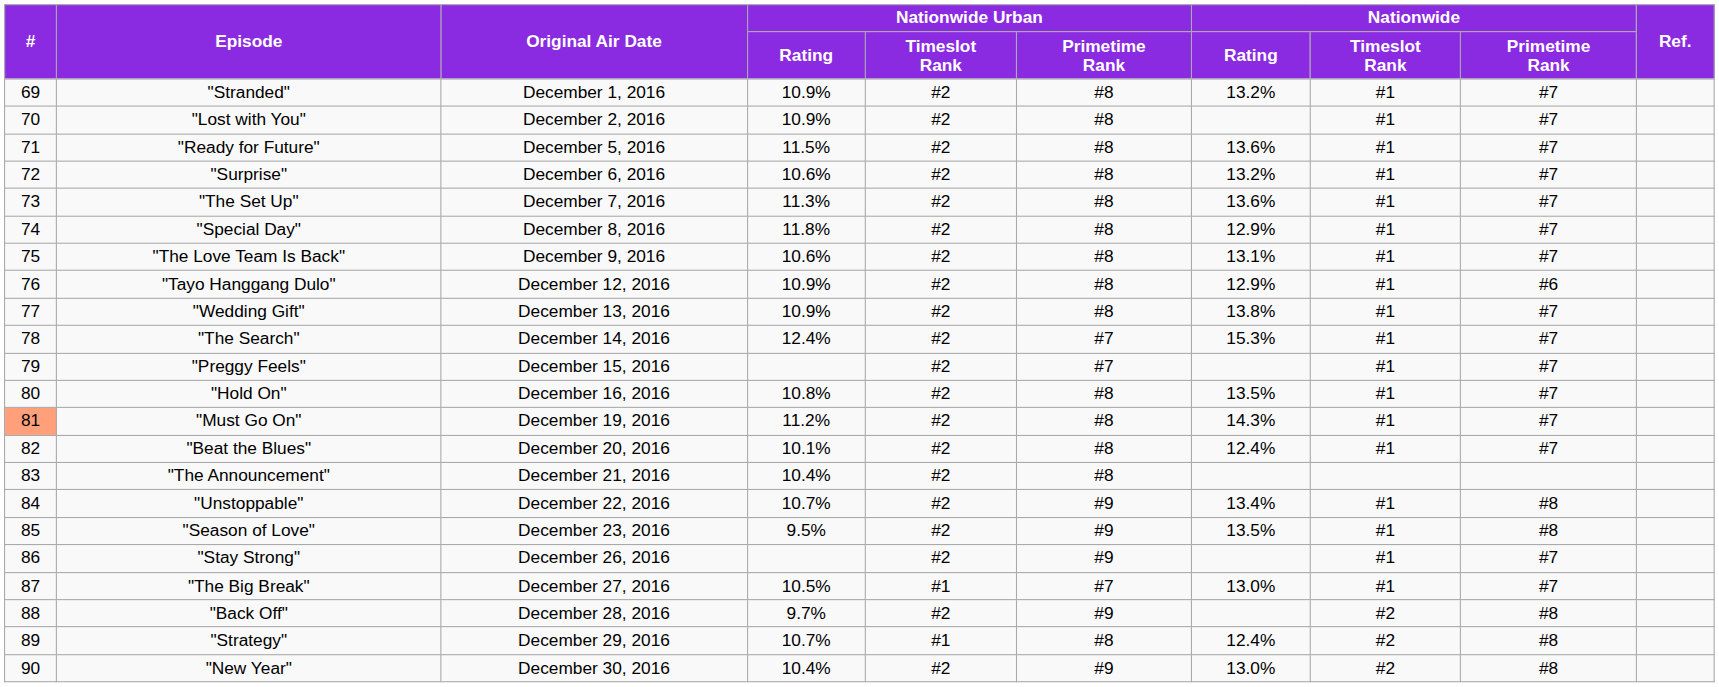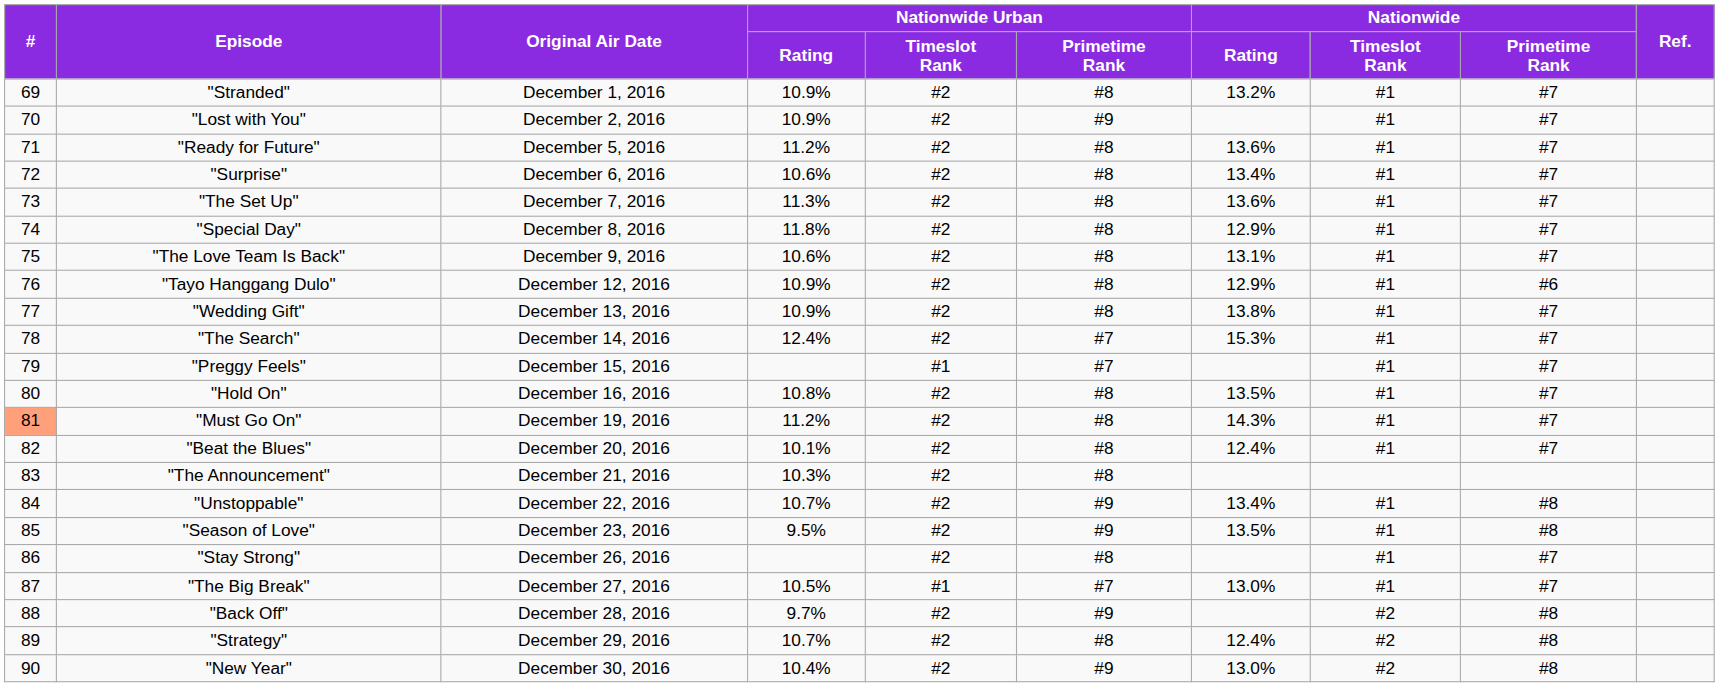(1104, 119) #8 -> (1104, 119) #9
(806, 147) 11.5% -> (806, 147) 11.2%
(1251, 174) 13.2% -> (1251, 174) 13.4%
(941, 366) #2 -> (941, 366) #1
(806, 476) 10.4% -> (806, 476) 10.3%
(1104, 558) #9 -> (1104, 558) #8
(941, 640) #1 -> (941, 640) #2
